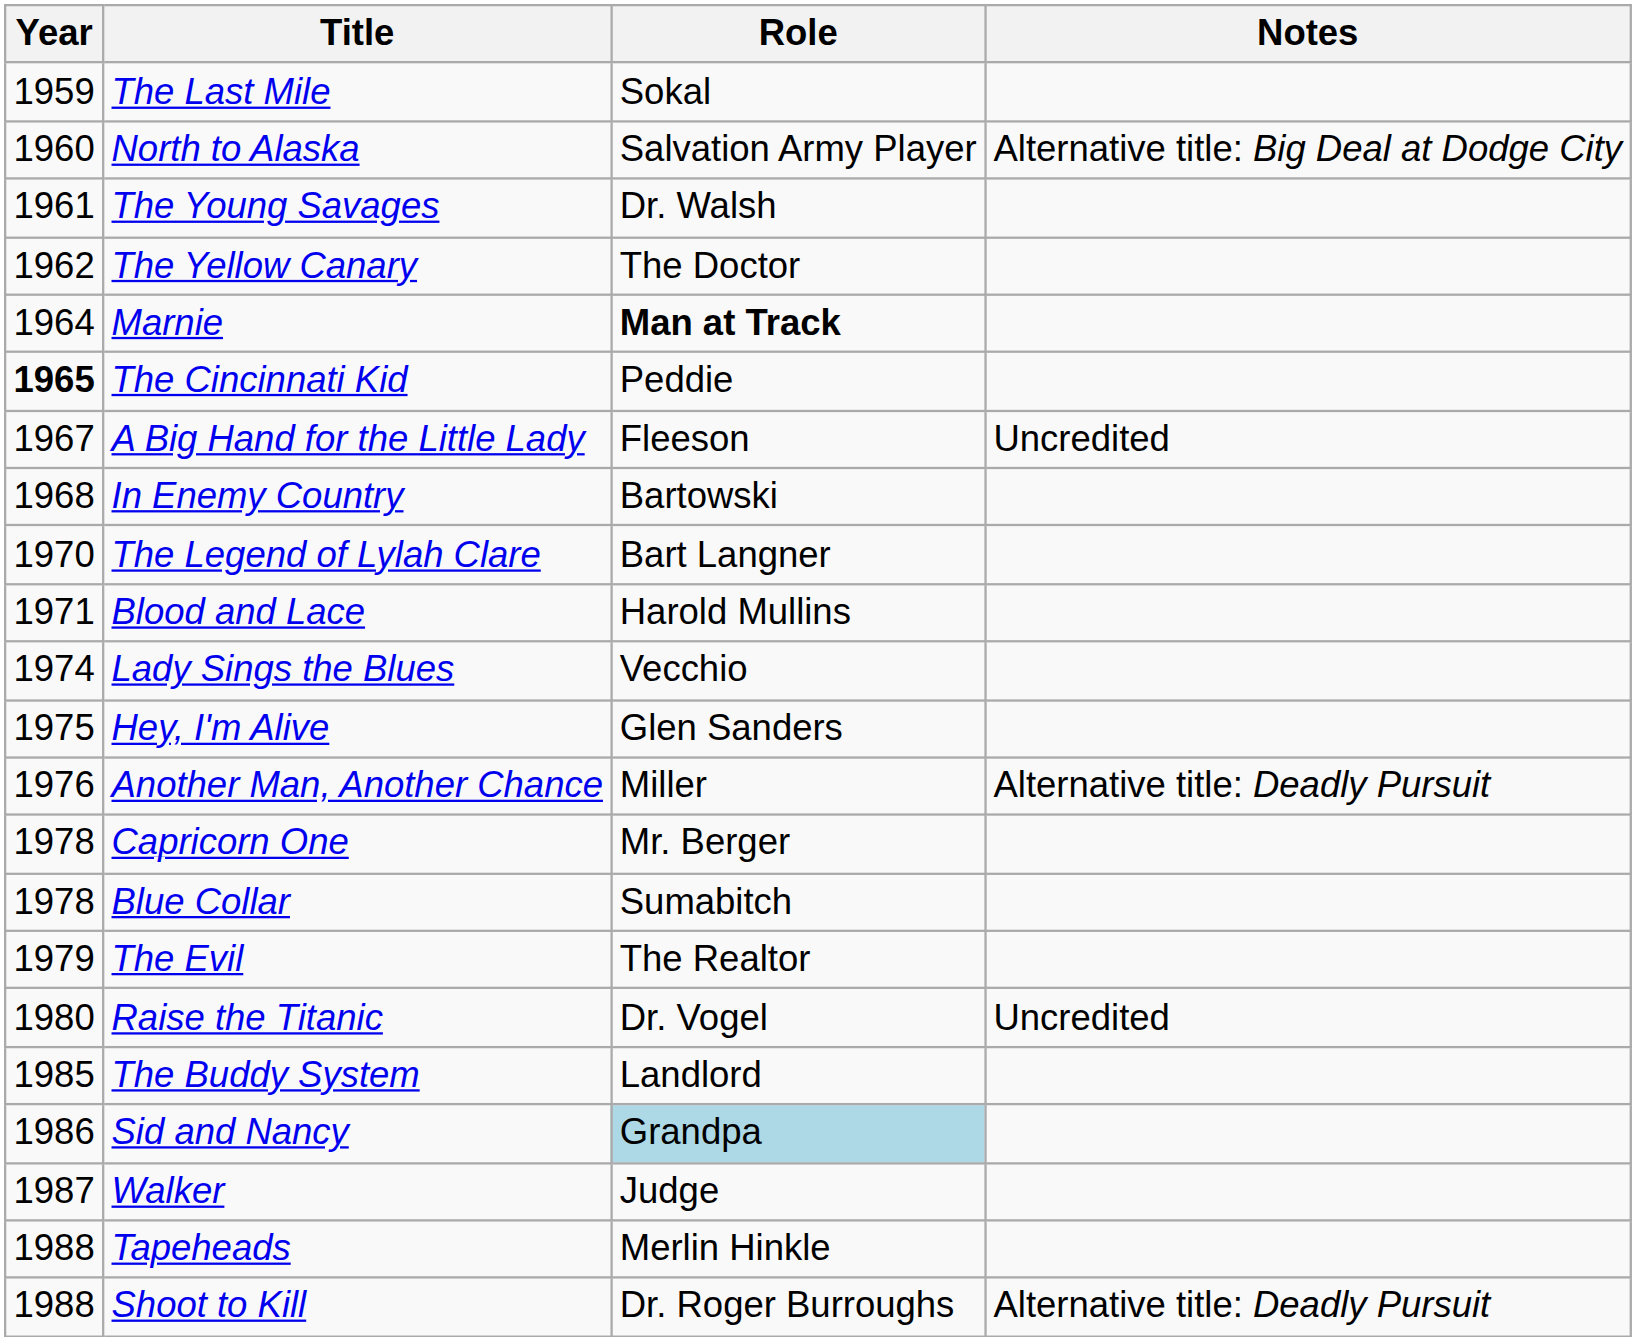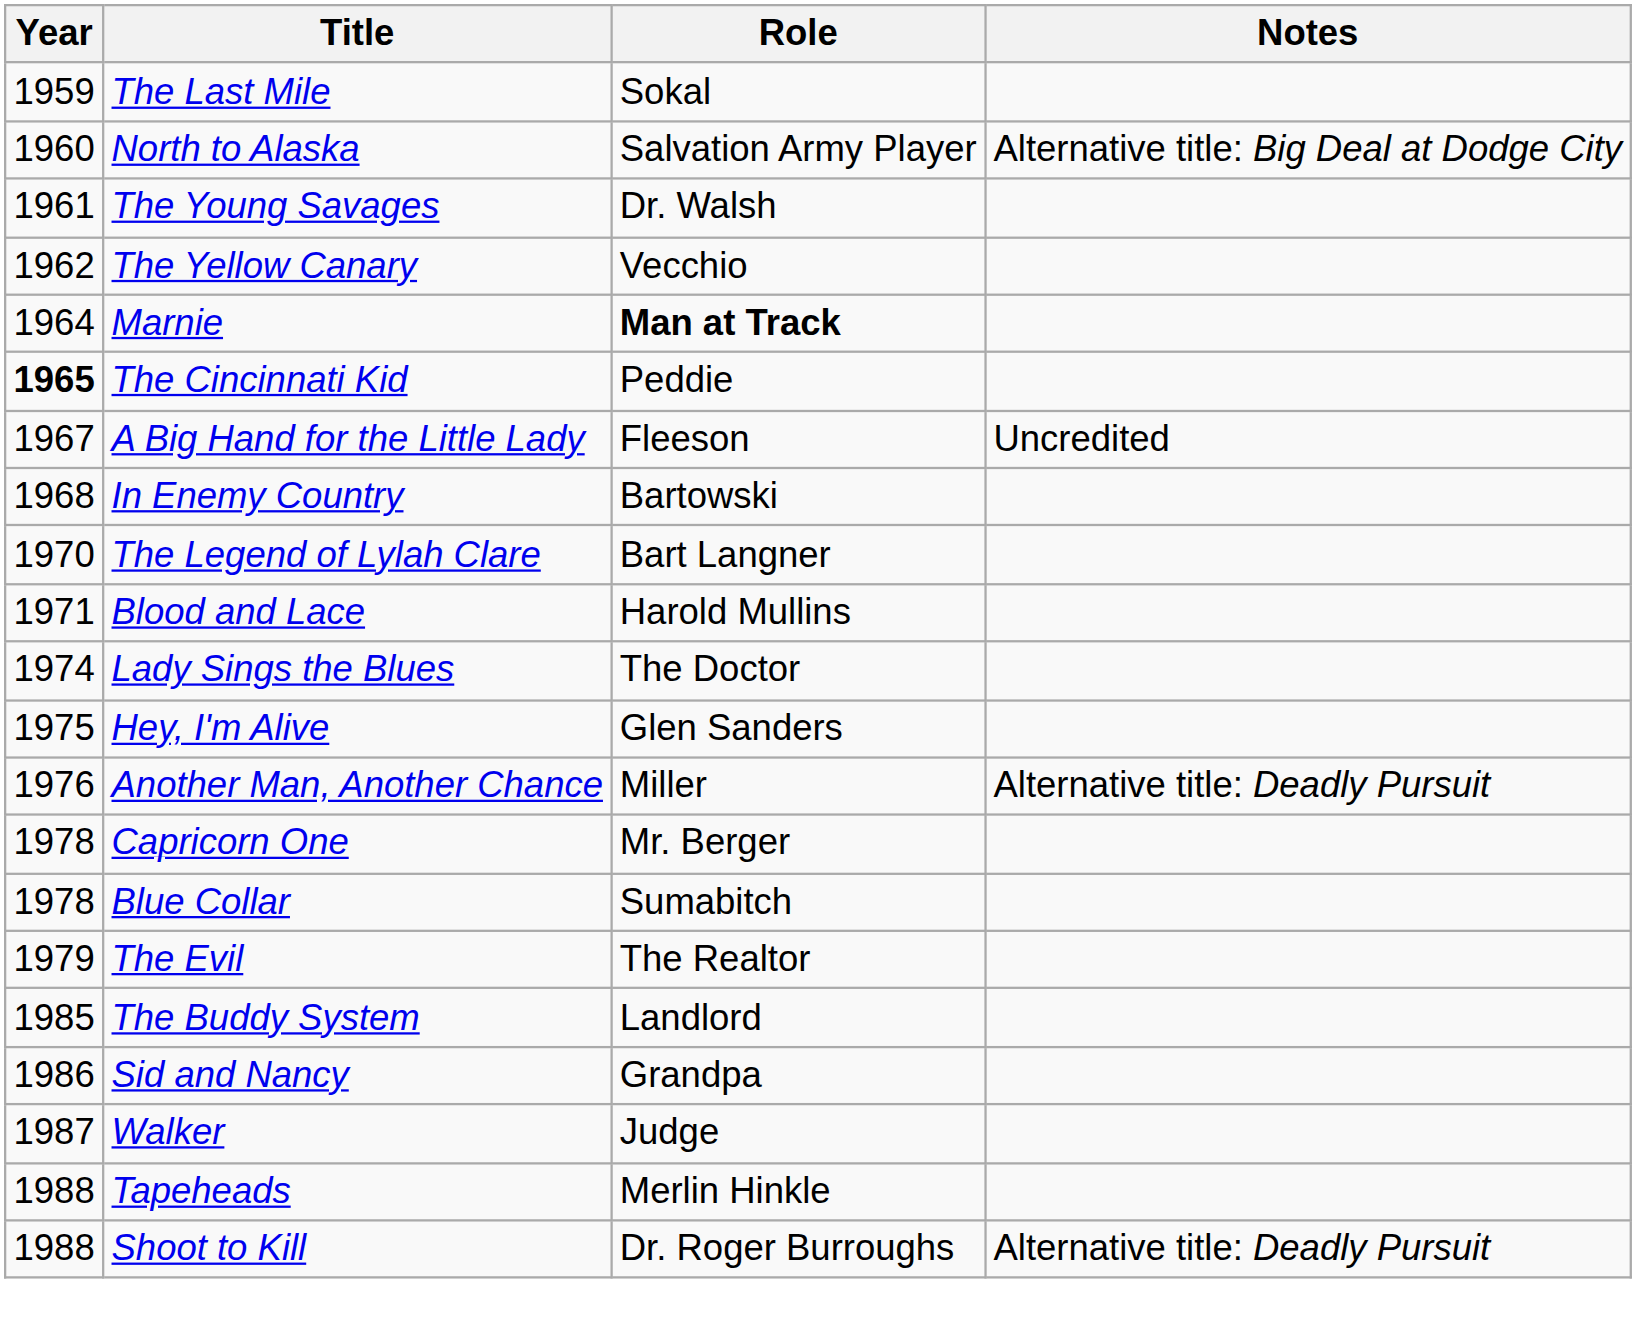(710, 264) The Doctor -> (684, 264) Vecchio
(684, 669) Vecchio -> (710, 669) The Doctor
- row: (247, 1016)
(691, 1132) lightblue background -> (691, 1074) no background
